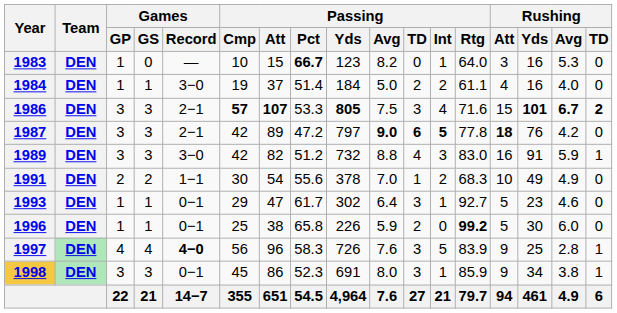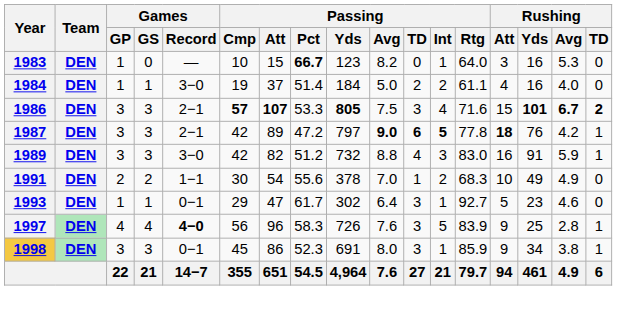(599, 132) 0 -> (599, 132) 1
- row: (30, 226)
